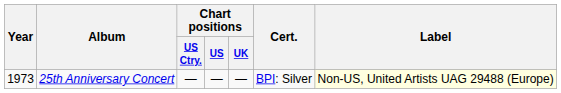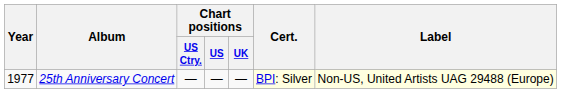(20, 79) 1973 -> (20, 79) 1977
(284, 79) no background -> (284, 79) lightyellow background
